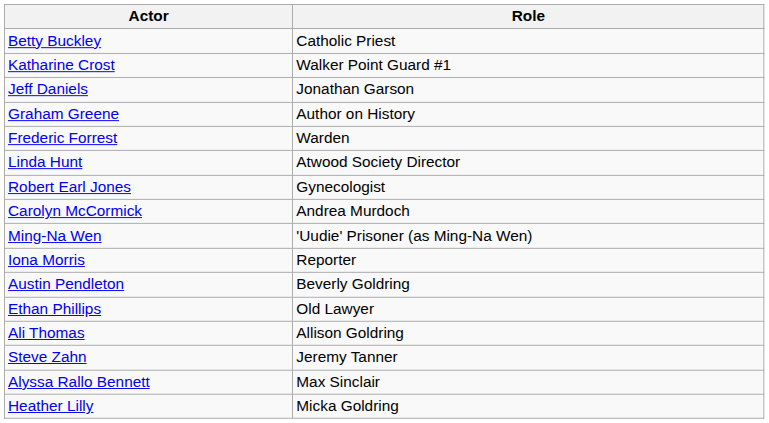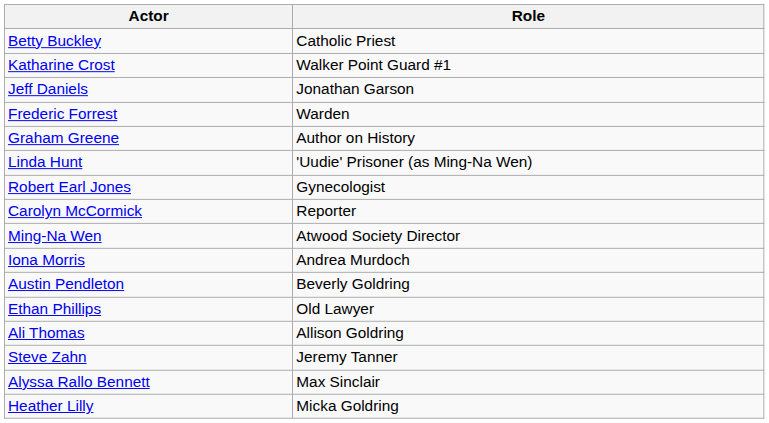rows swapped: (63, 138) <-> (64, 114)
(378, 162) Atwood Society Director -> (414, 162) 'Uudie' Prisoner (as Ming-Na Wen)
(353, 211) Andrea Murdoch -> (326, 211) Reporter
(414, 235) 'Uudie' Prisoner (as Ming-Na Wen) -> (378, 235) Atwood Society Director
(326, 260) Reporter -> (353, 260) Andrea Murdoch
